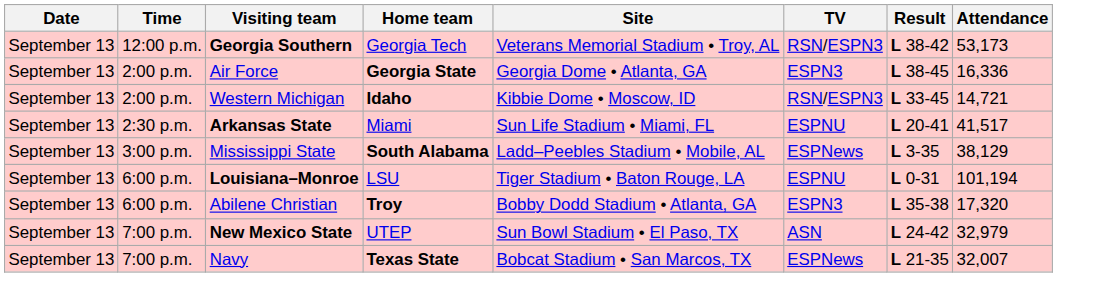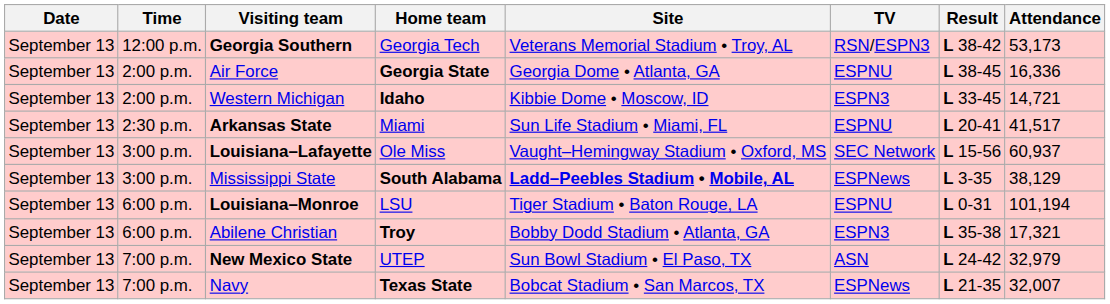(815, 72) ESPN3 -> (863, 72) ESPNU
(835, 98) RSN/ESPN3 -> (862, 98) ESPN3
+ row: (291, 152)
(631, 152) normal -> (652, 178) bold
(982, 205) 17,320 -> (1035, 232) 17,321
